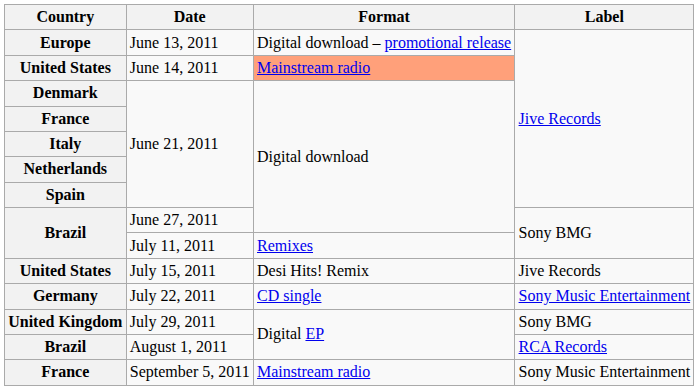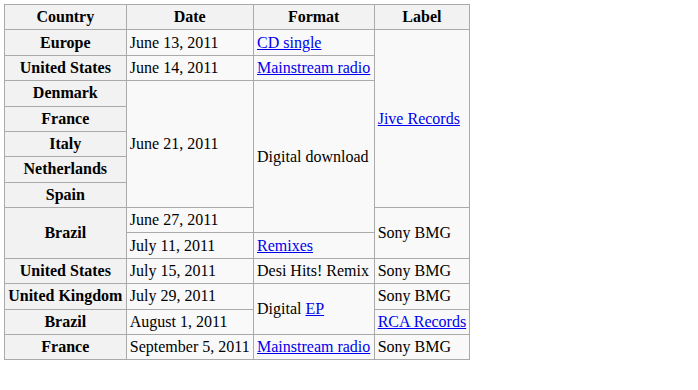(384, 42) Digital download – promotional release -> (289, 42) CD single
(314, 67) lightsalmon background -> (314, 67) no background
(560, 270) Jive Records -> (414, 270) Sony BMG
- row: (65, 296)
(604, 372) Sony Music Entertainment -> (414, 347) Sony BMG
